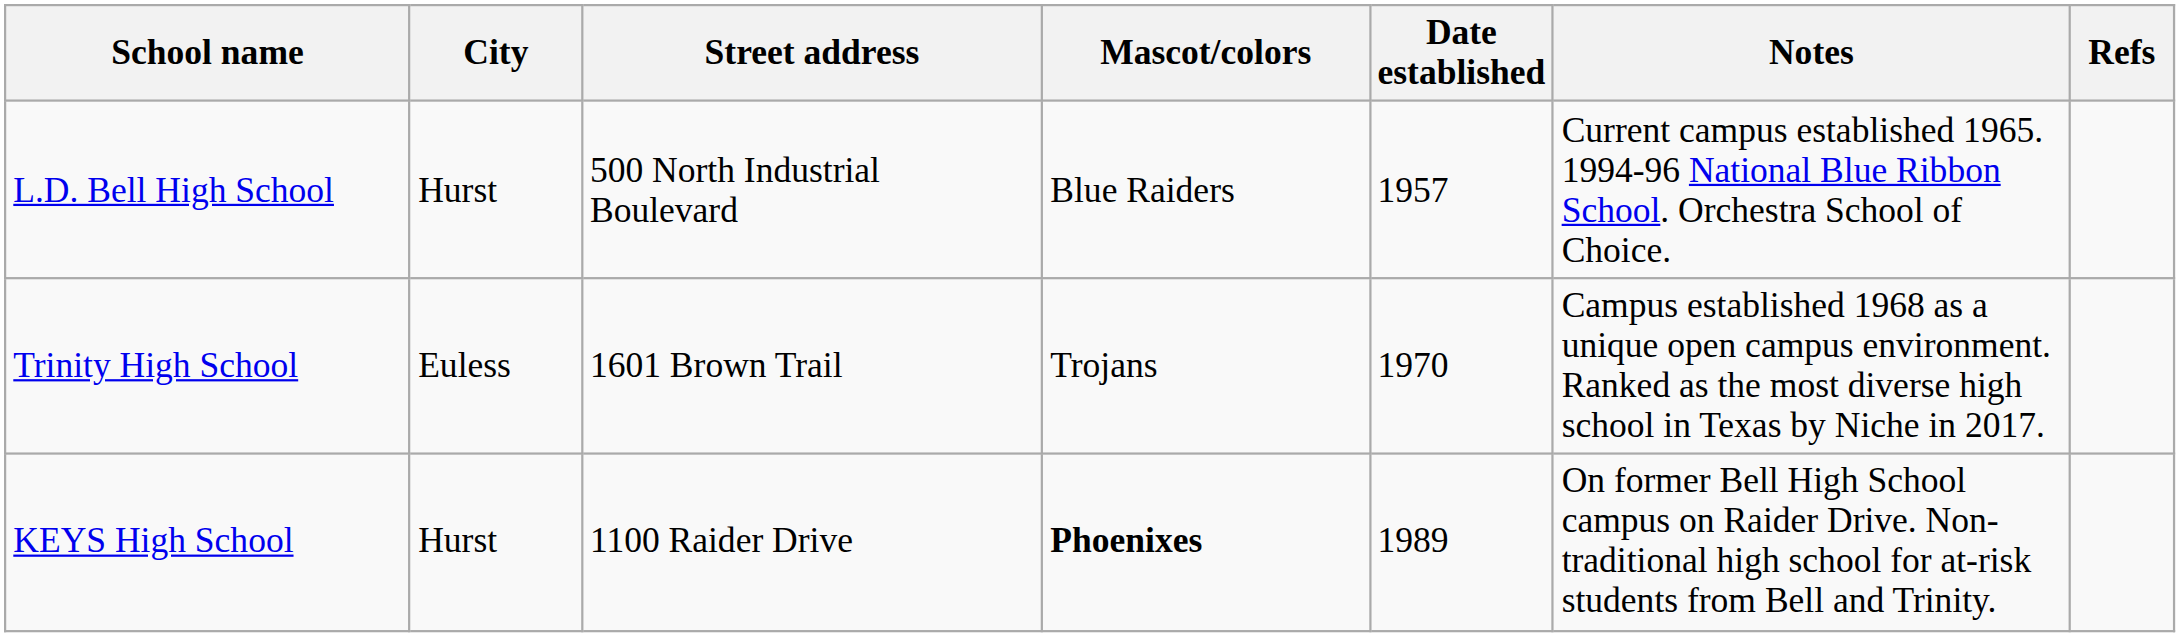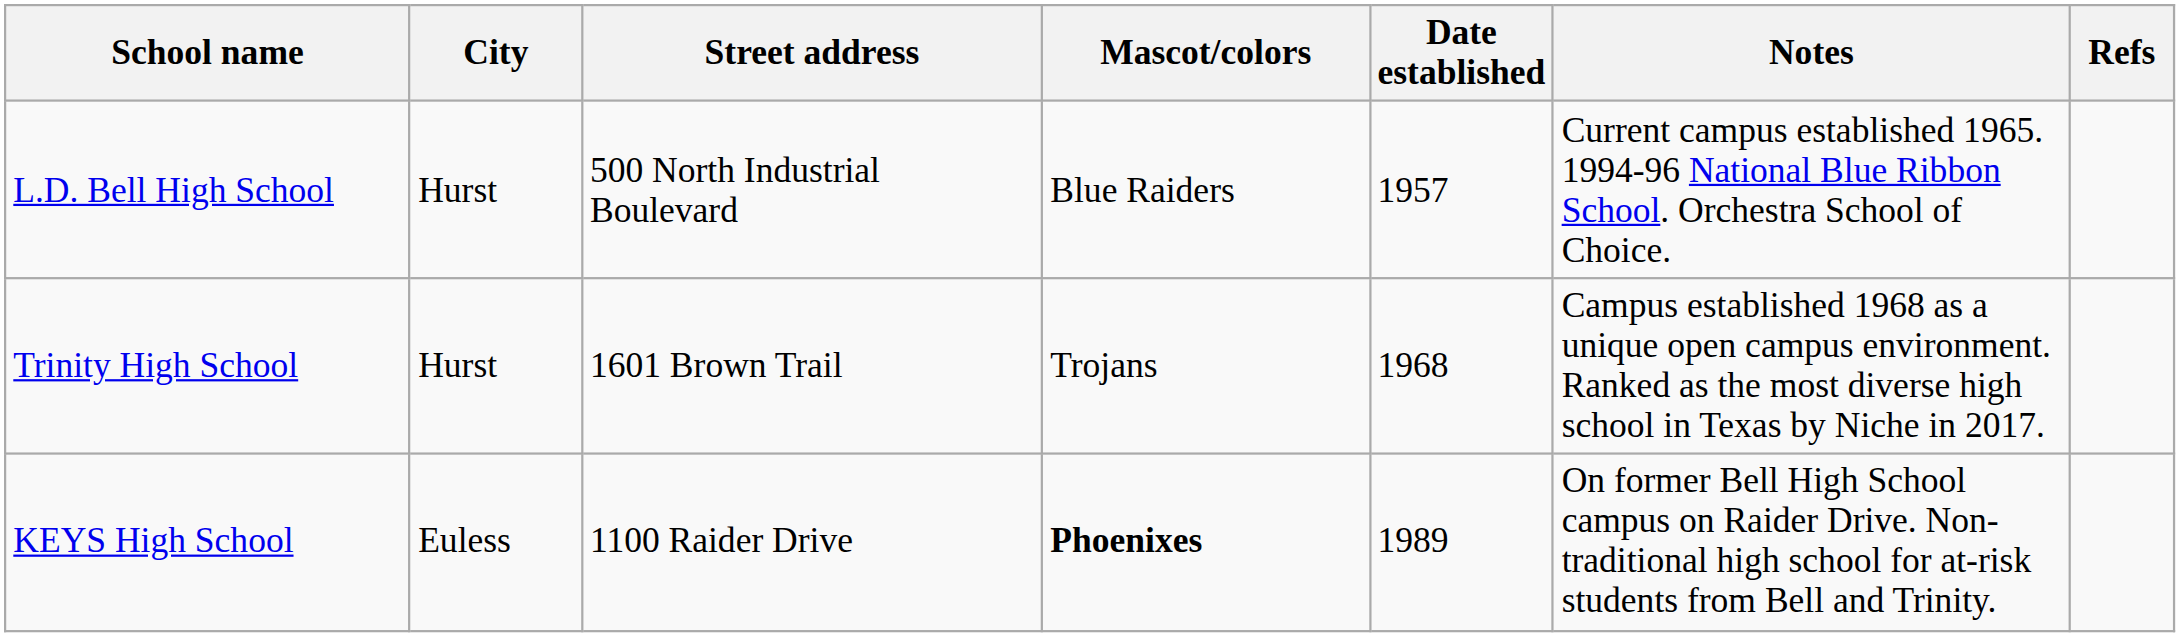(465, 365) Euless -> (458, 365) Hurst
(1413, 365) 1970 -> (1413, 365) 1968
(458, 541) Hurst -> (465, 541) Euless
